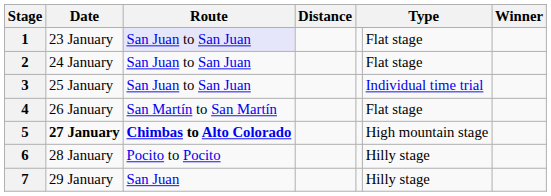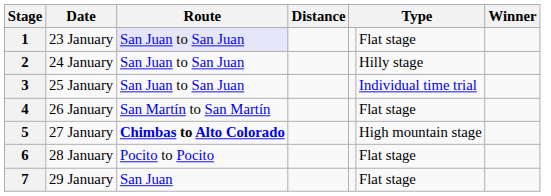(394, 62) Flat stage -> (391, 62) Hilly stage
(84, 132) bold -> (81, 132) normal
(398, 156) Hilly stage -> (387, 156) Flat stage
(398, 179) Hilly stage -> (387, 179) Flat stage
